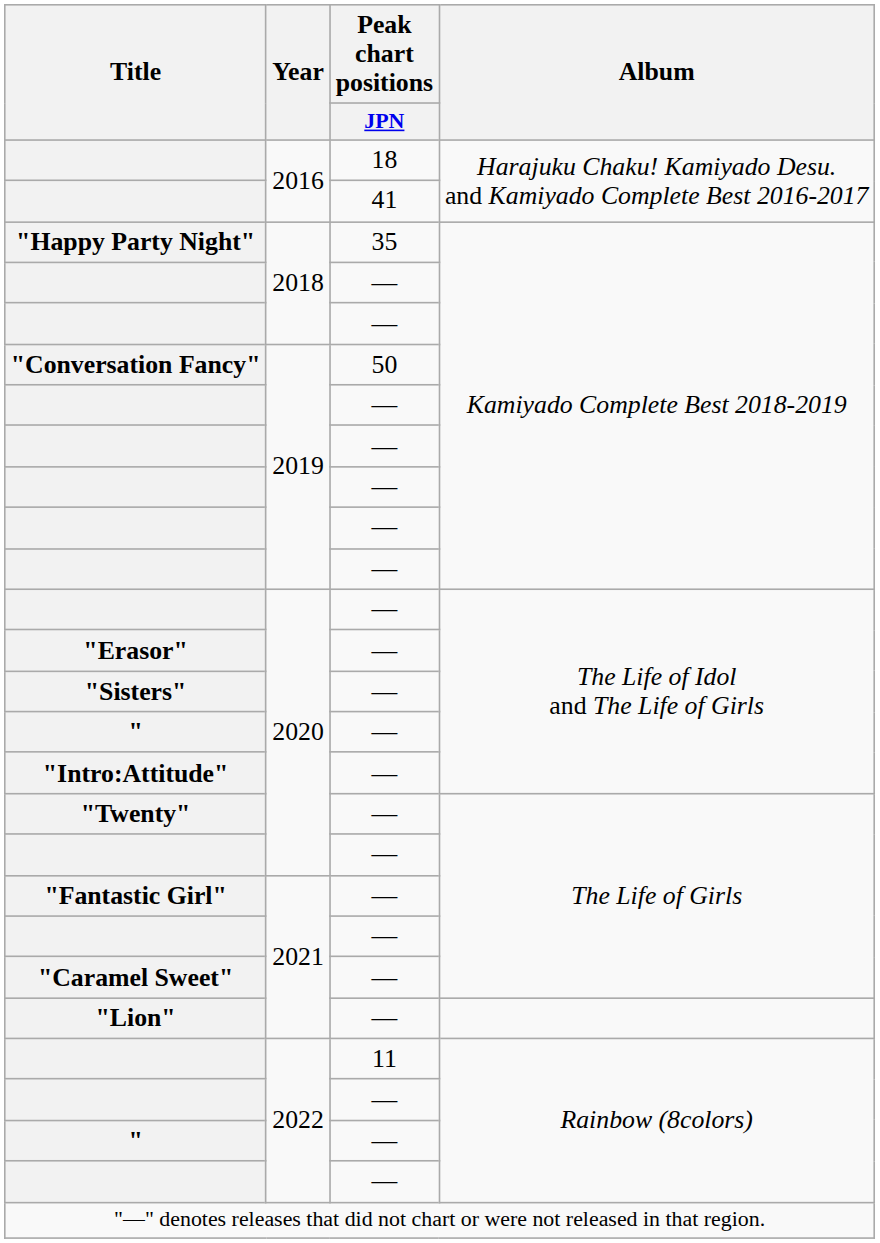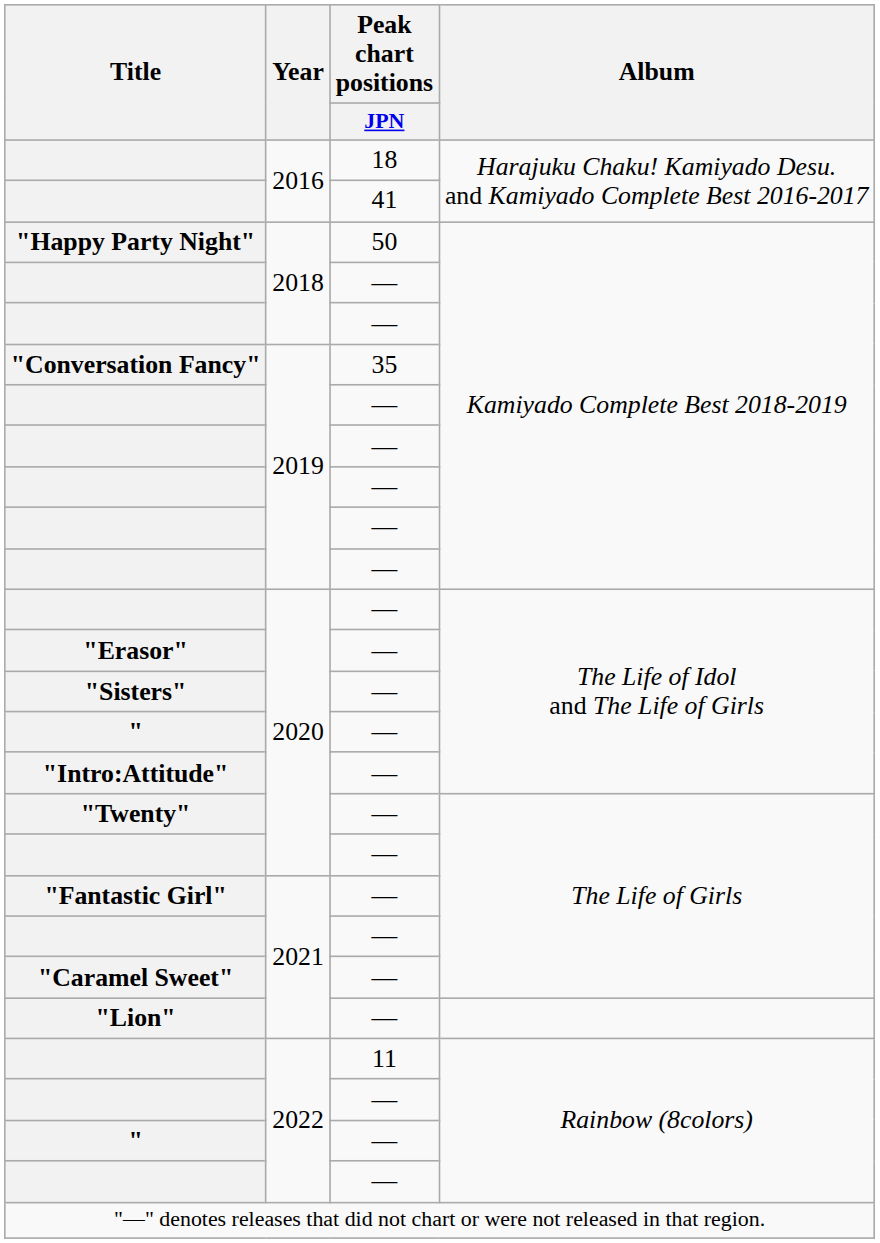(384, 241) 35 -> (384, 241) 50
(384, 364) 50 -> (384, 364) 35
